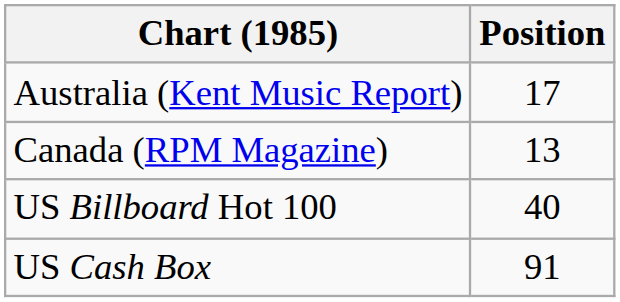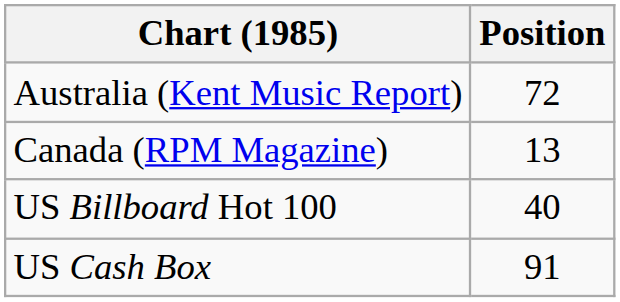(542, 91) 17 -> (542, 91) 72
